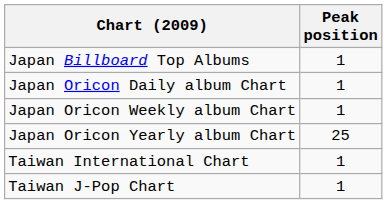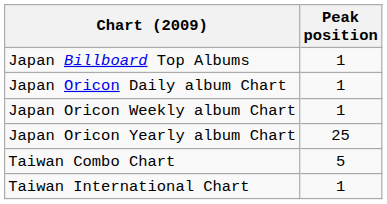+ row: (92, 161)
- row: (92, 186)
